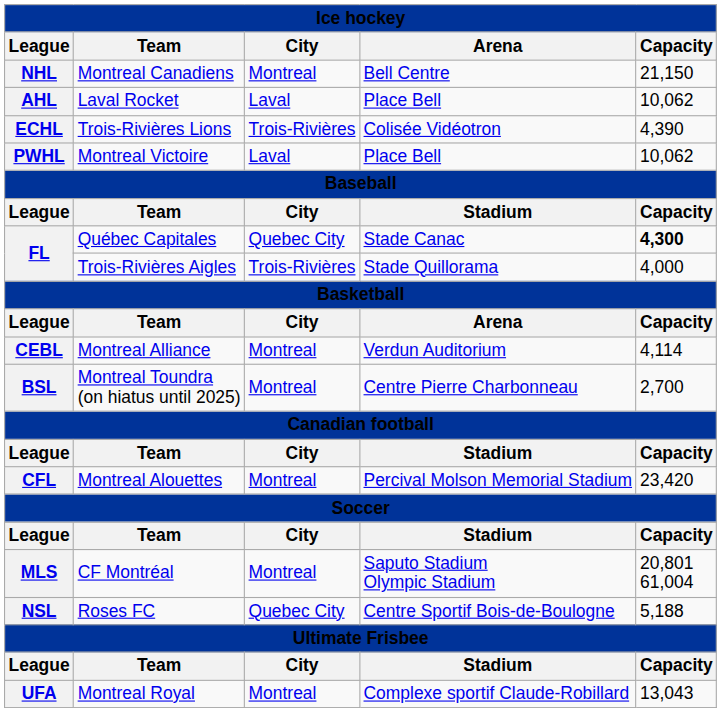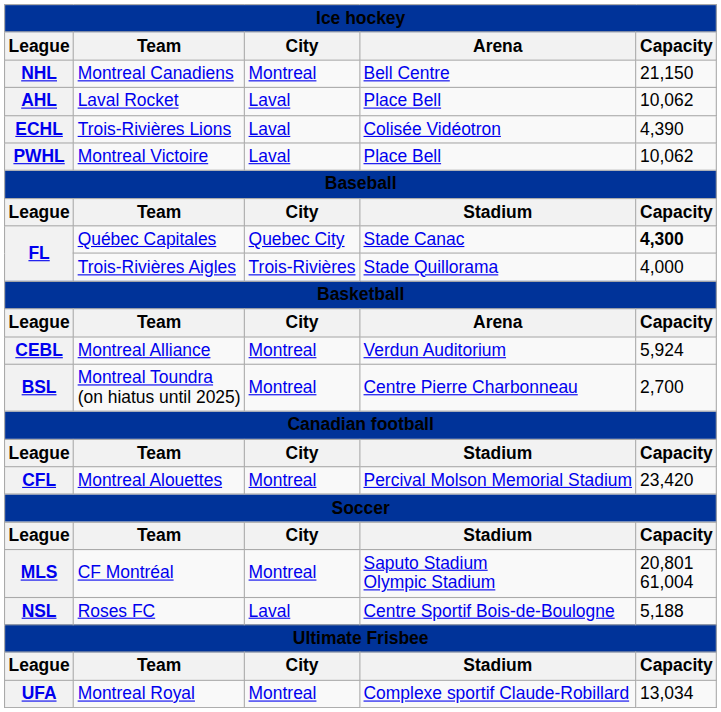(302, 128) Trois-Rivières -> (269, 128) Laval
(661, 350) 4,114 -> (662, 350) 5,924
(297, 610) Quebec City -> (269, 610) Laval
(667, 693) 13,043 -> (667, 693) 13,034
